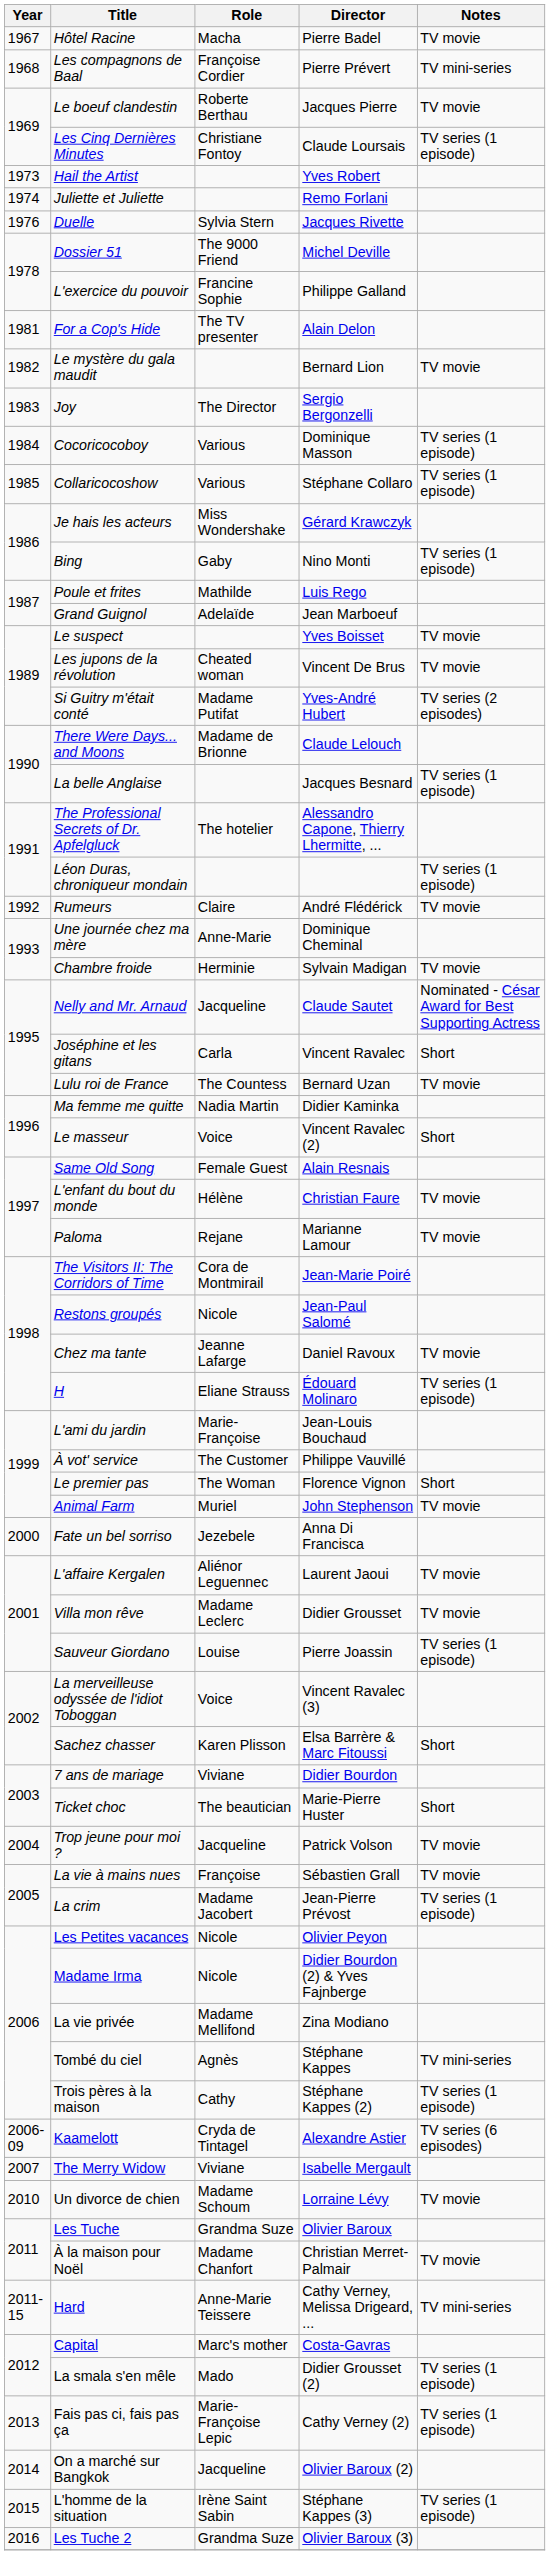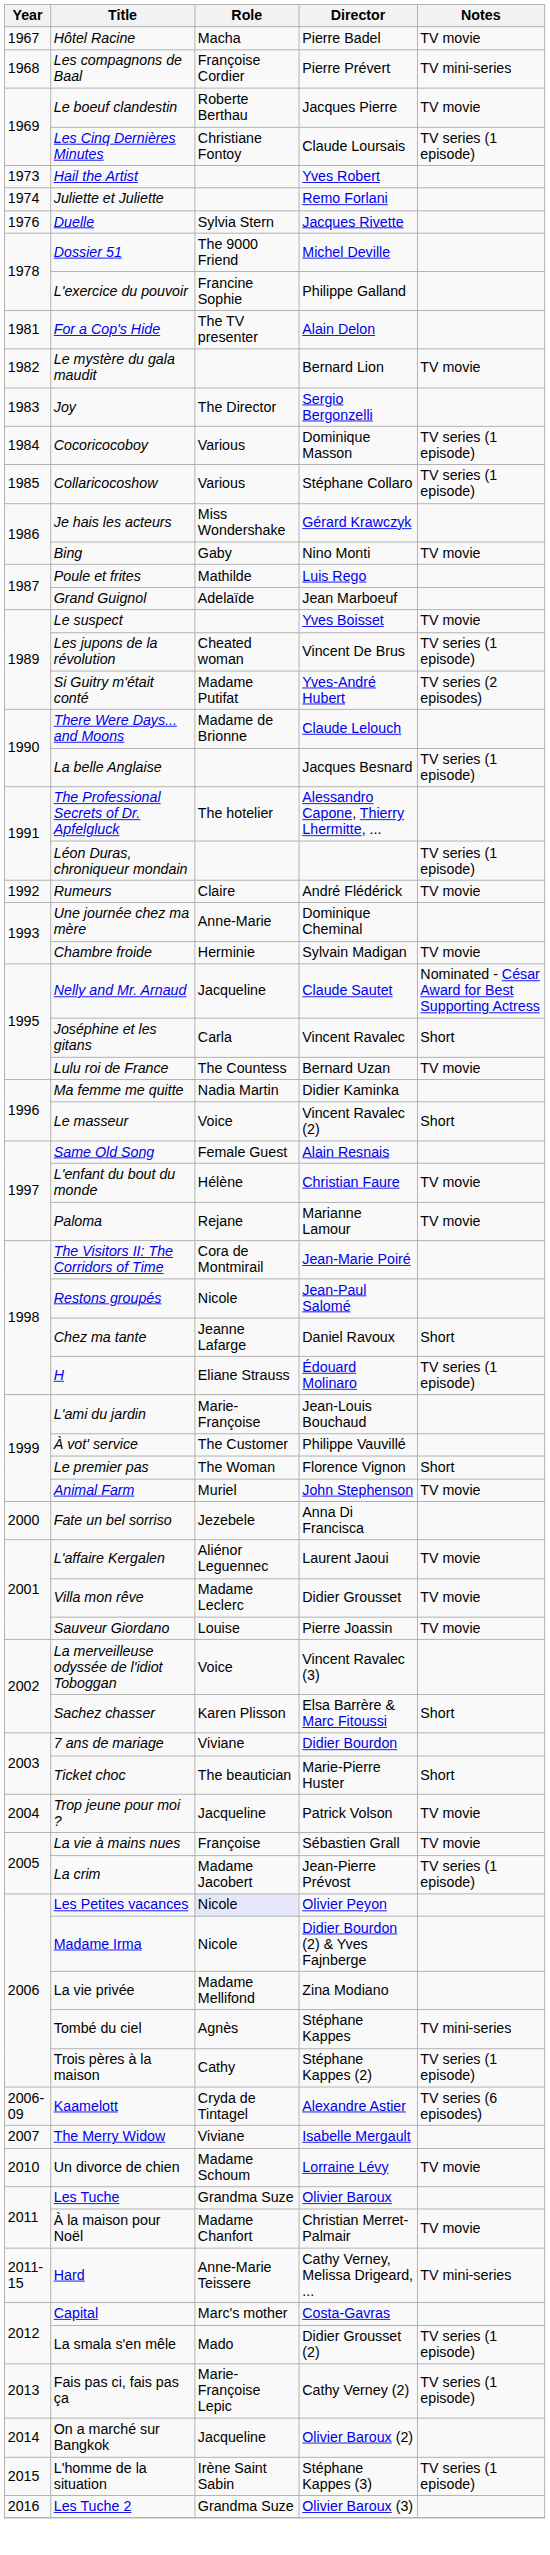(459, 561) TV series (1 episode) -> (450, 553) TV movie
(450, 667) TV movie -> (459, 651) TV series (1 episode)
(450, 1353) TV movie -> (437, 1337) Short
(459, 1652) TV series (1 episode) -> (450, 1628) TV movie
(218, 1937) no background -> (218, 1905) lavender background
